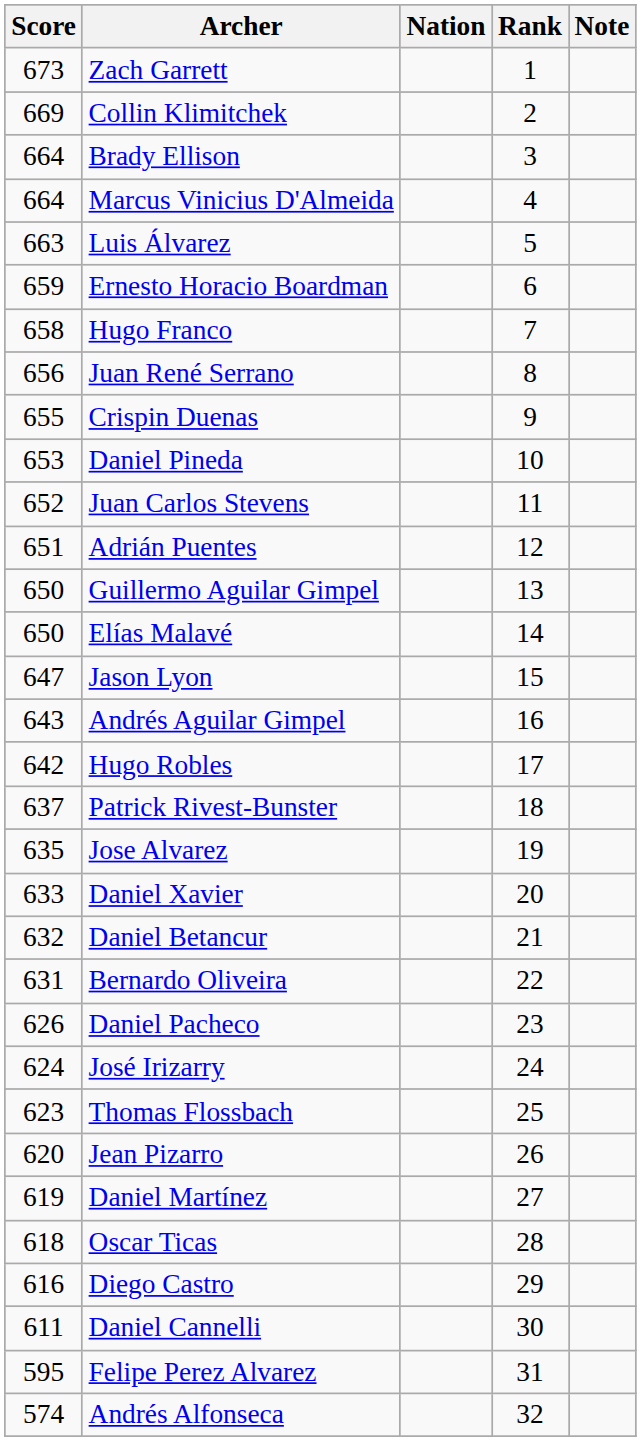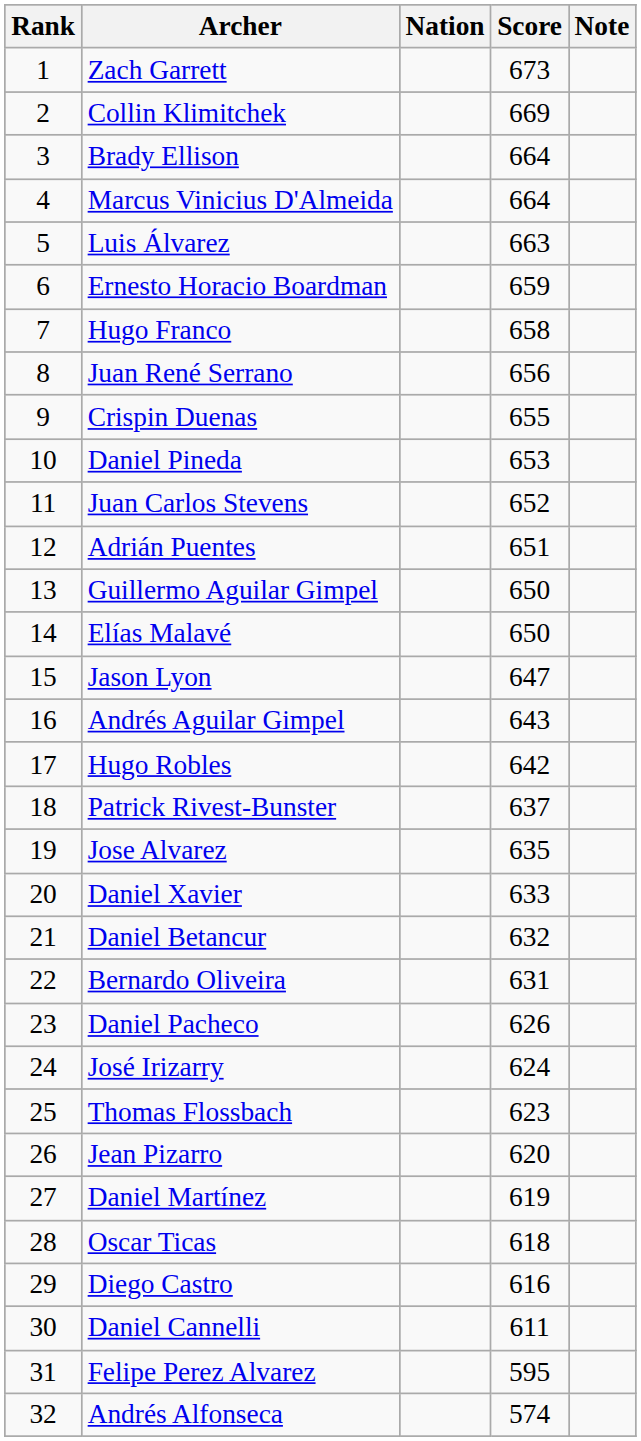columns swapped: (530, 26) <-> (44, 26)
